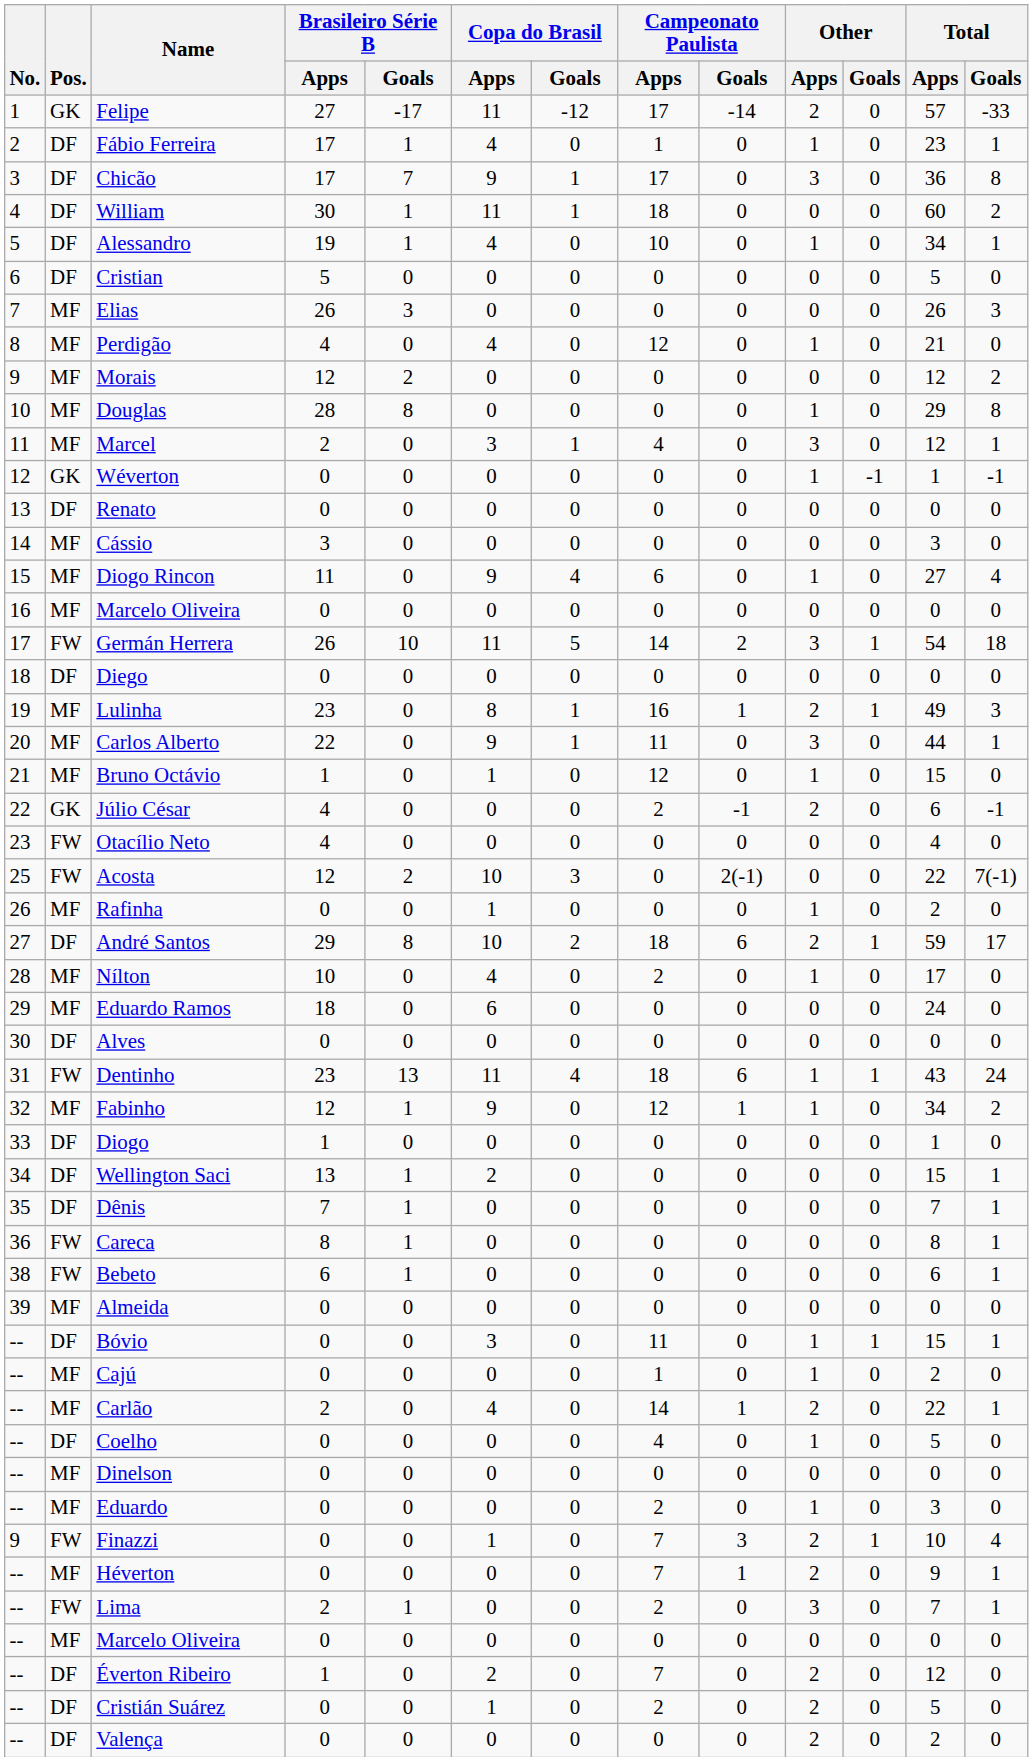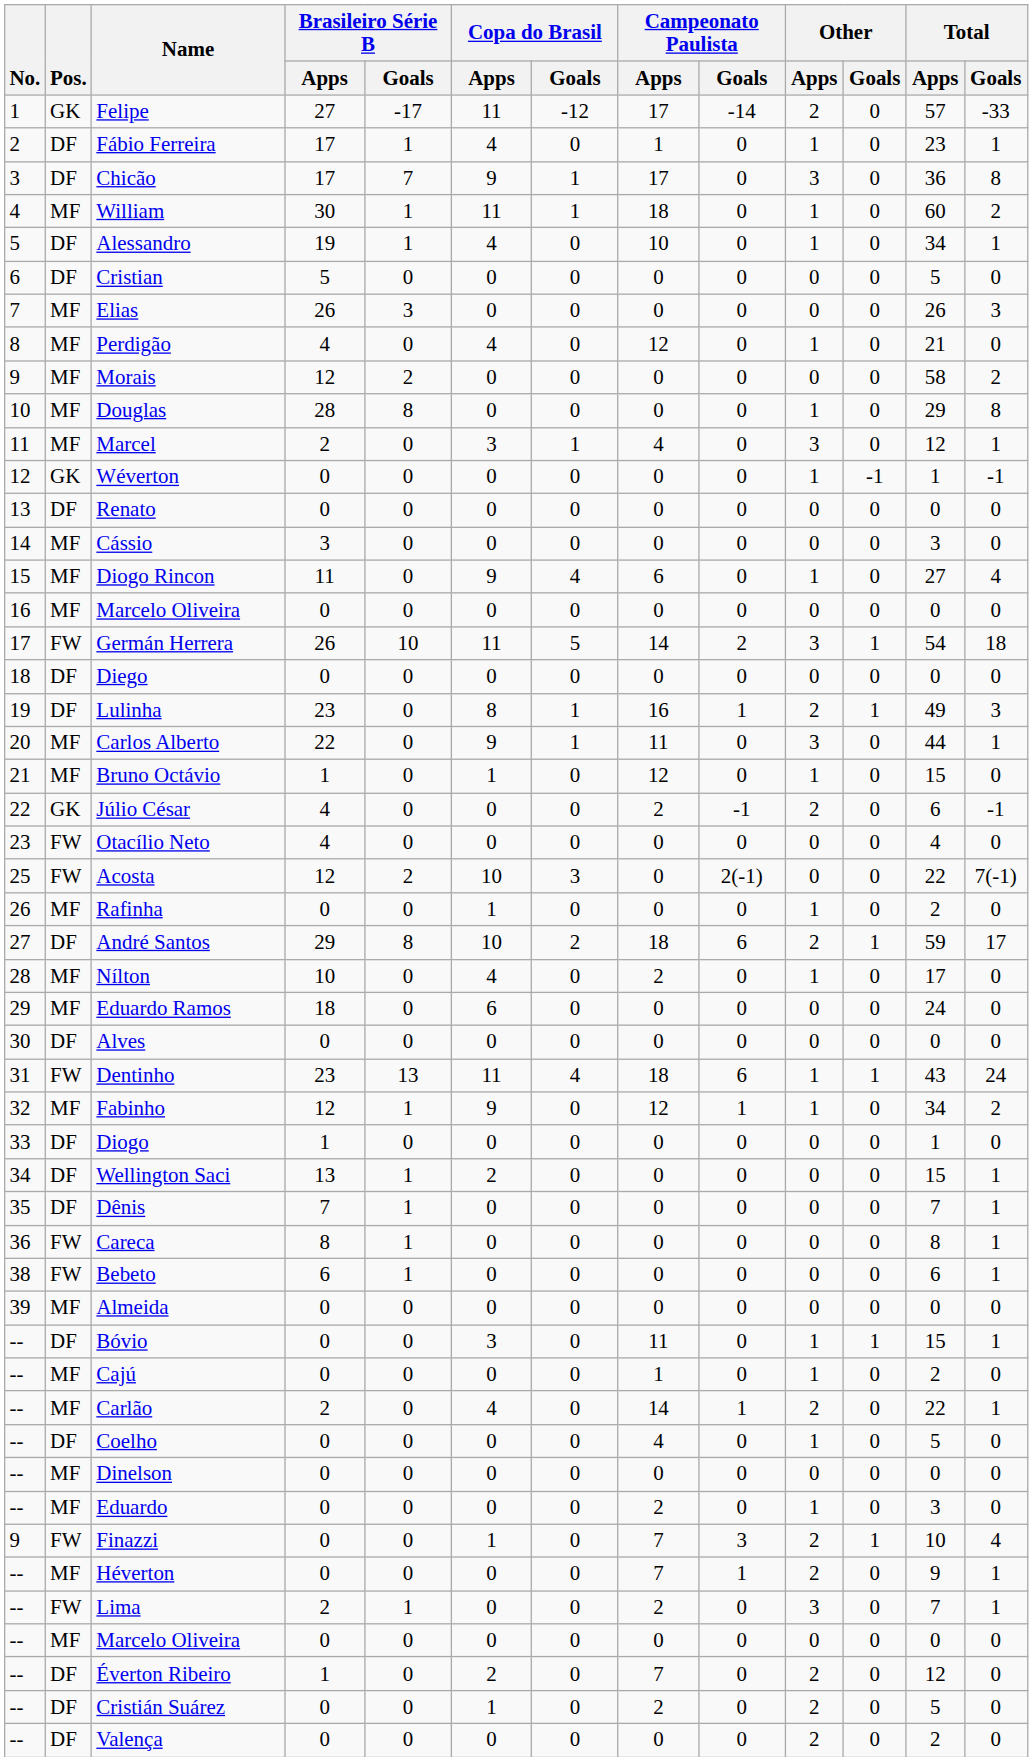(63, 210) DF -> (65, 210) MF
(814, 210) 0 -> (814, 210) 1
(935, 377) 12 -> (935, 377) 58
(65, 709) MF -> (63, 709) DF
